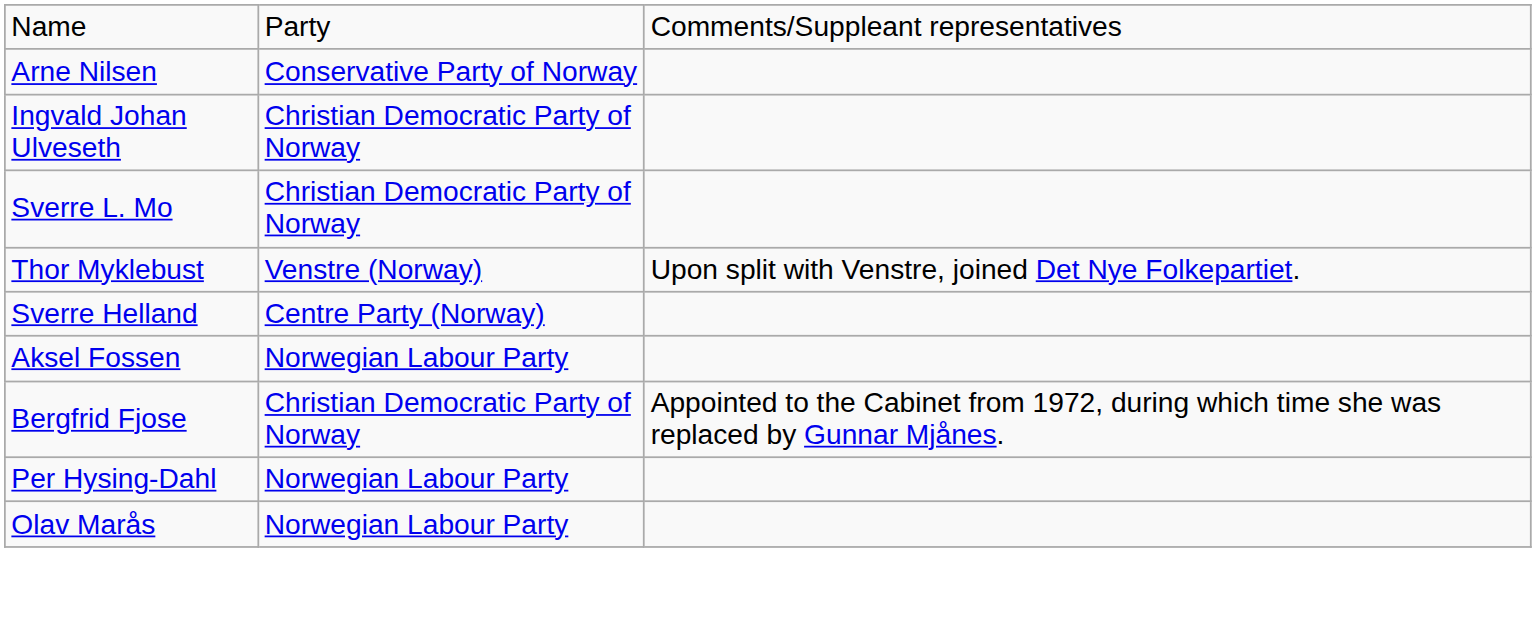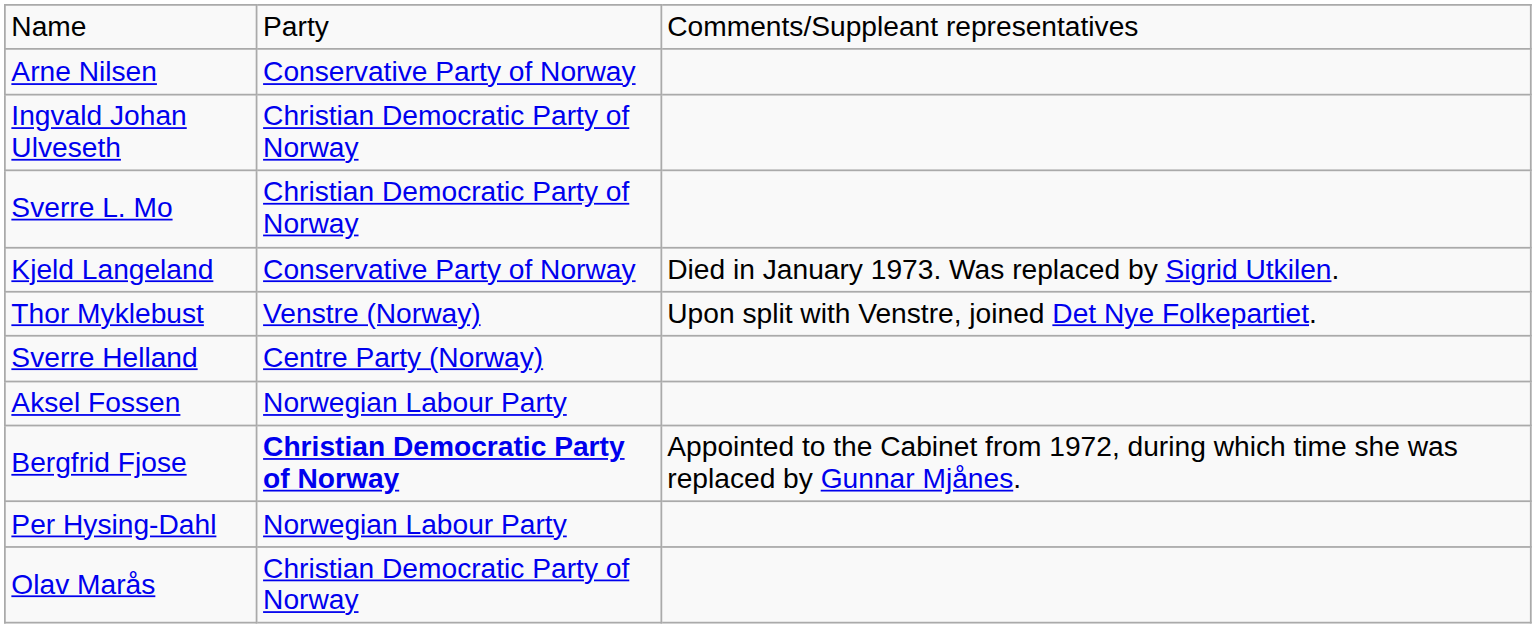+ row: (112, 268)
(448, 418) normal -> (444, 463) bold
(416, 523) Norwegian Labour Party -> (446, 584) Christian Democratic Party of Norway
